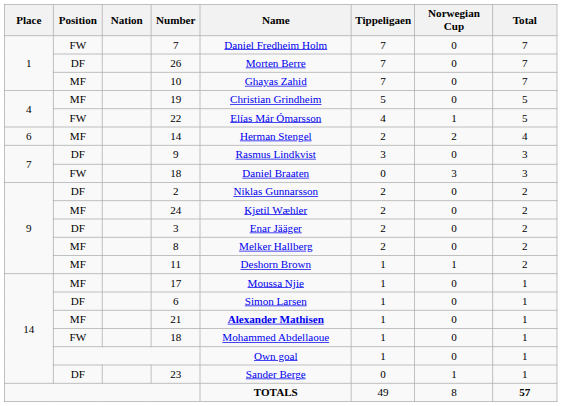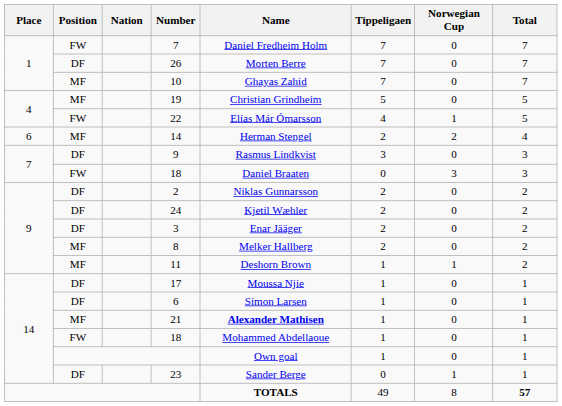(78, 209) MF -> (78, 209) DF
(78, 283) MF -> (78, 283) DF
